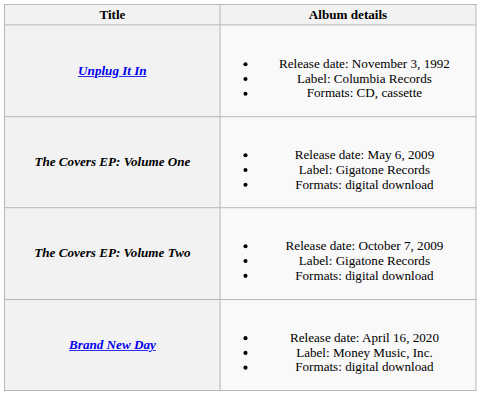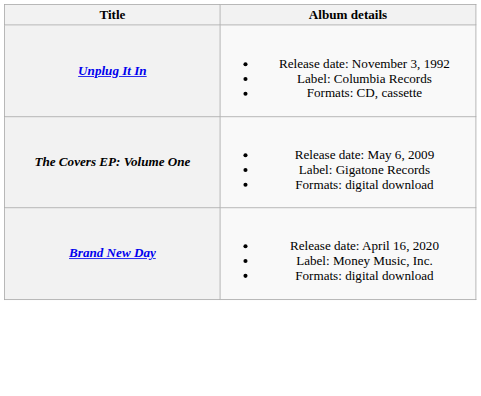- row: (112, 253)
